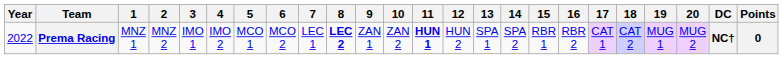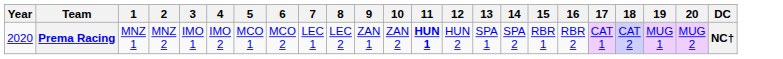- column: (758, 13)
(20, 38) 2022 -> (20, 38) 2020
(341, 38) bold -> (341, 38) normal
